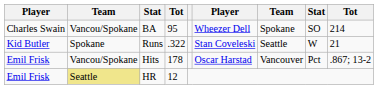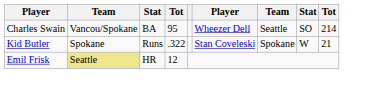(277, 28) Spokane -> (274, 28) Seattle
(274, 44) Seattle -> (277, 44) Spokane
- row: (151, 60)
